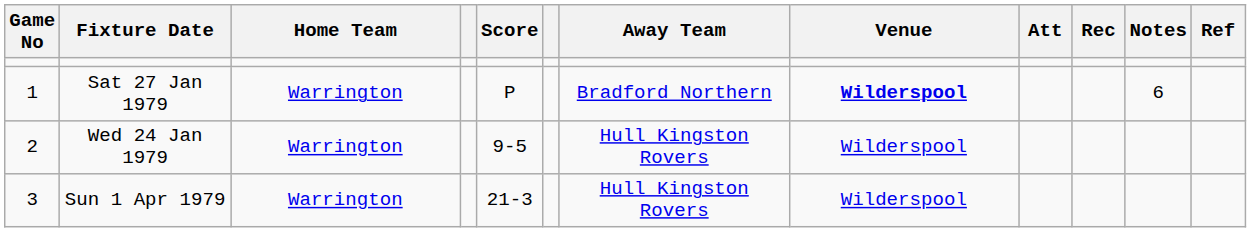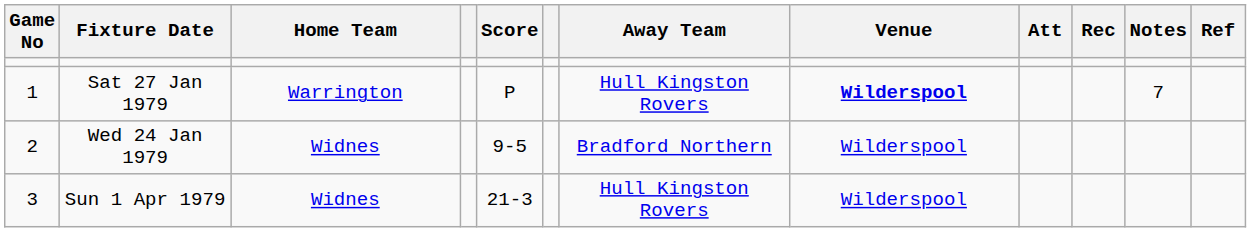(674, 94) Bradford Northern -> (674, 94) Hull Kingston Rovers
(1158, 94) 6 -> (1158, 94) 7
(345, 147) Warrington -> (345, 147) Widnes
(674, 147) Hull Kingston Rovers -> (674, 147) Bradford Northern
(345, 200) Warrington -> (345, 200) Widnes
